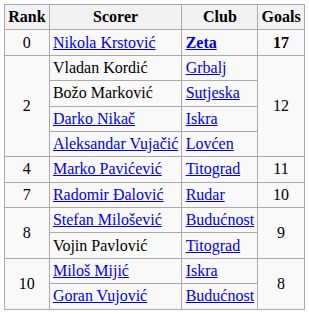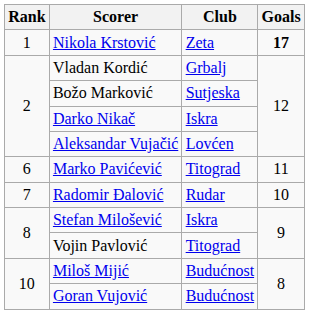(27, 42) 0 -> (27, 42) 1
(201, 42) bold -> (200, 42) normal
(27, 169) 4 -> (27, 169) 6
(220, 220) Budućnost -> (202, 220) Iskra
(202, 270) Iskra -> (220, 270) Budućnost
